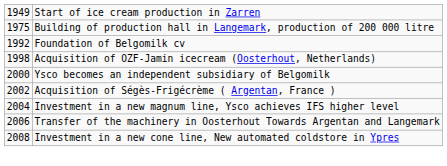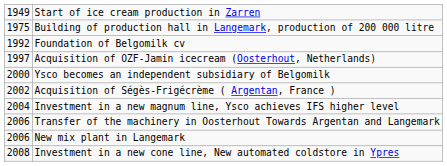(18, 59) 1998 -> (18, 59) 1997
+ row: (110, 138)
